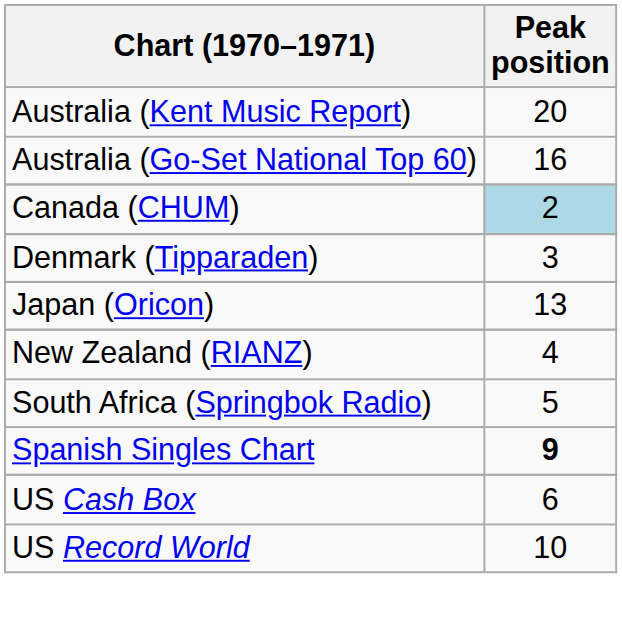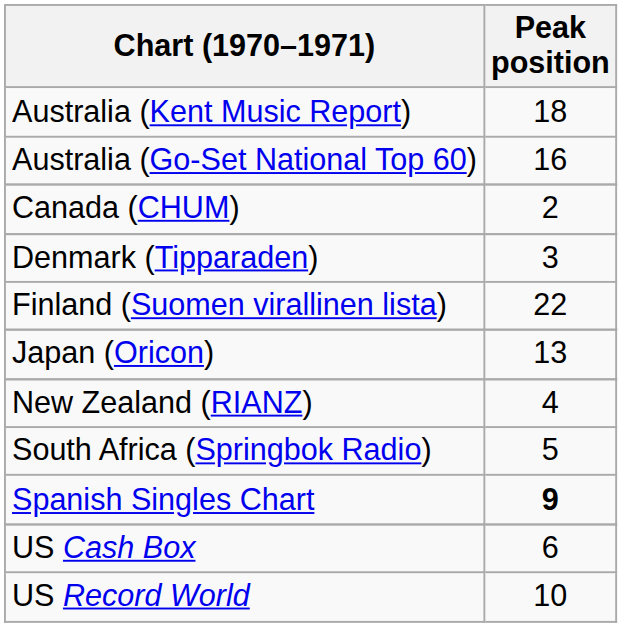(550, 111) 20 -> (550, 111) 18
(550, 208) lightblue background -> (550, 208) no background
+ row: (229, 305)
